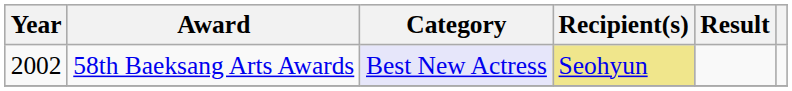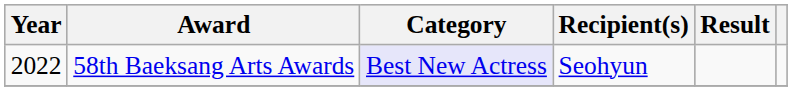(36, 65) 2002 -> (36, 65) 2022
(603, 65) khaki background -> (603, 65) no background
